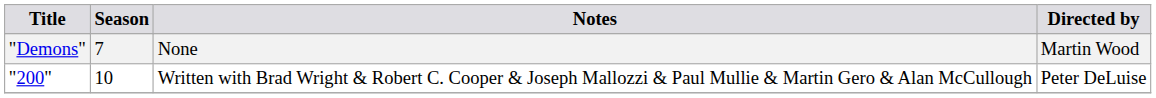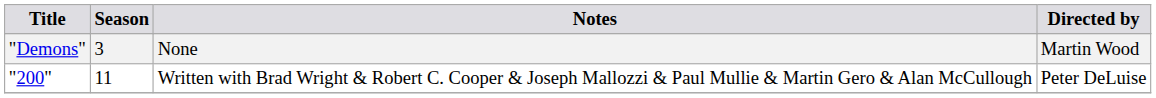(99, 48) 7 -> (99, 48) 3
(104, 78) 10 -> (103, 78) 11
